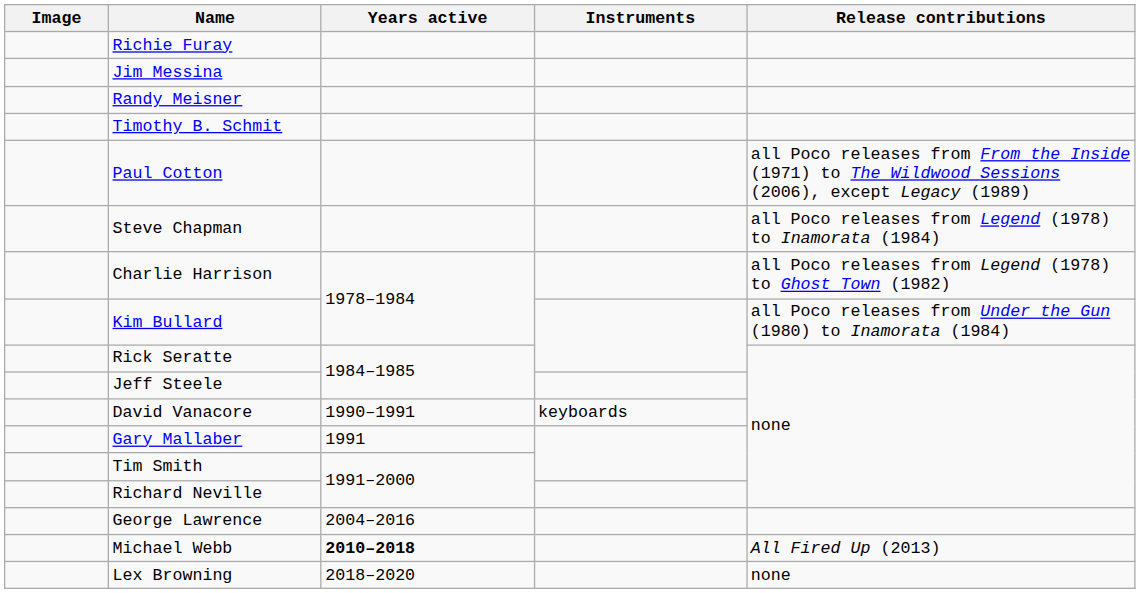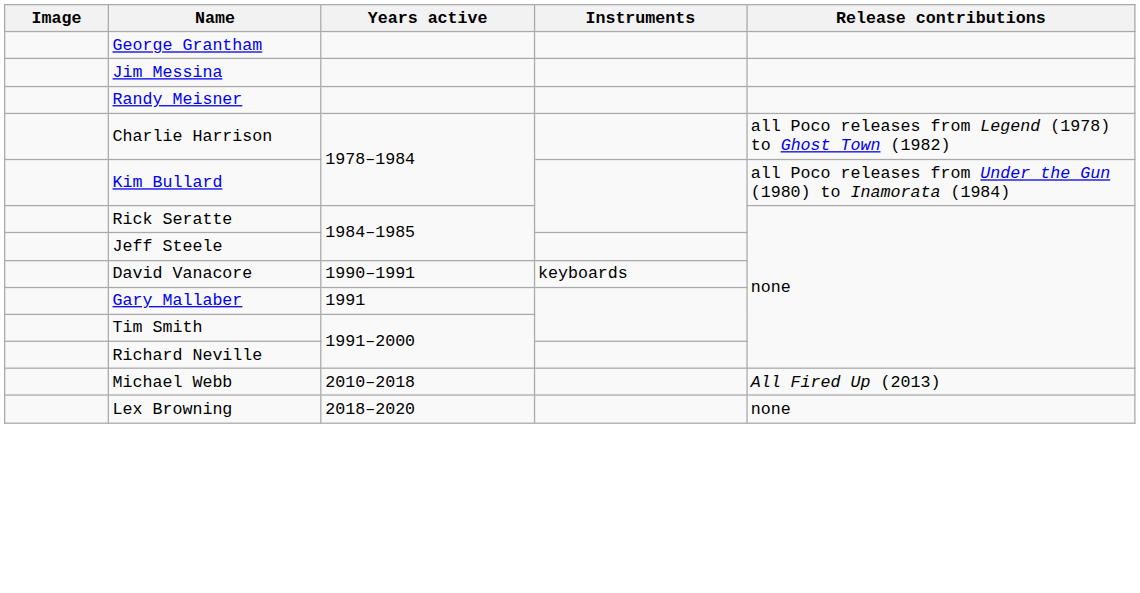+ row: (187, 45)
- row: (172, 45)
- row: (197, 127)
- row: (167, 173)
- row: (177, 229)
- row: (187, 521)
(370, 548) bold -> (370, 382) normal
